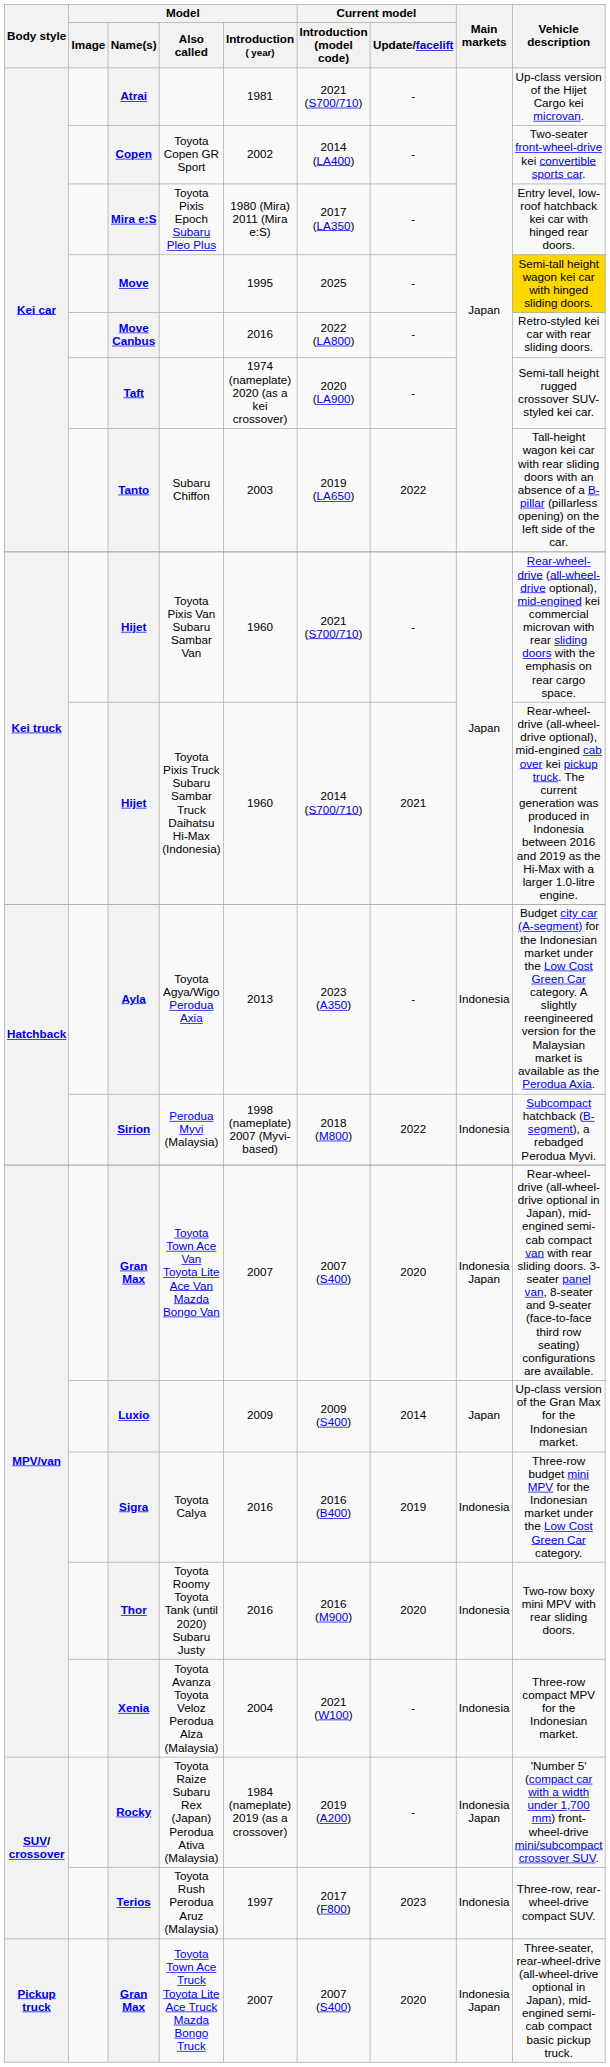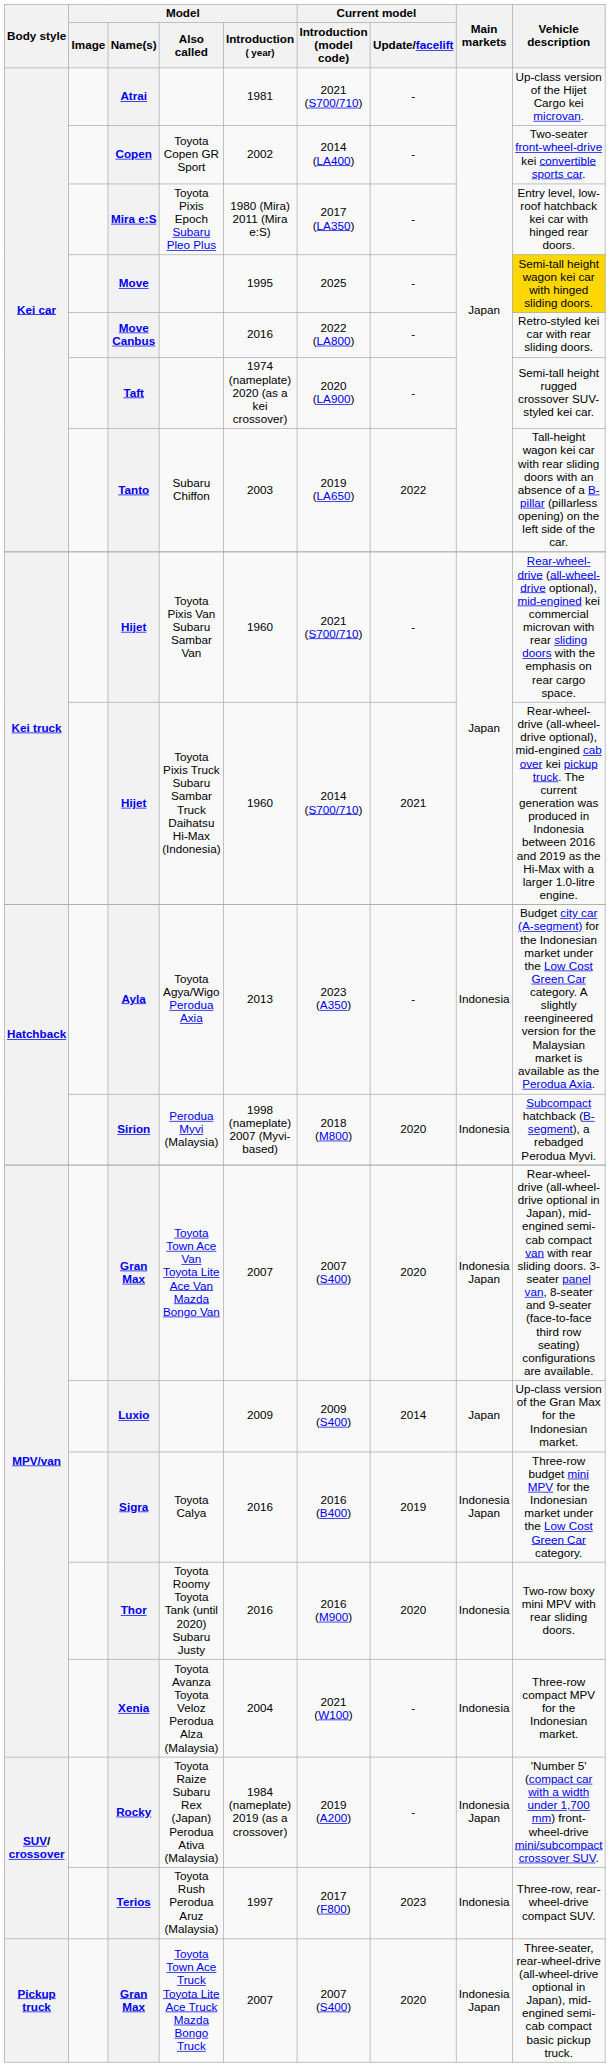(413, 1129) 2022 -> (413, 1129) 2020
(484, 1507) Indonesia -> (484, 1507) Indonesia Japan
